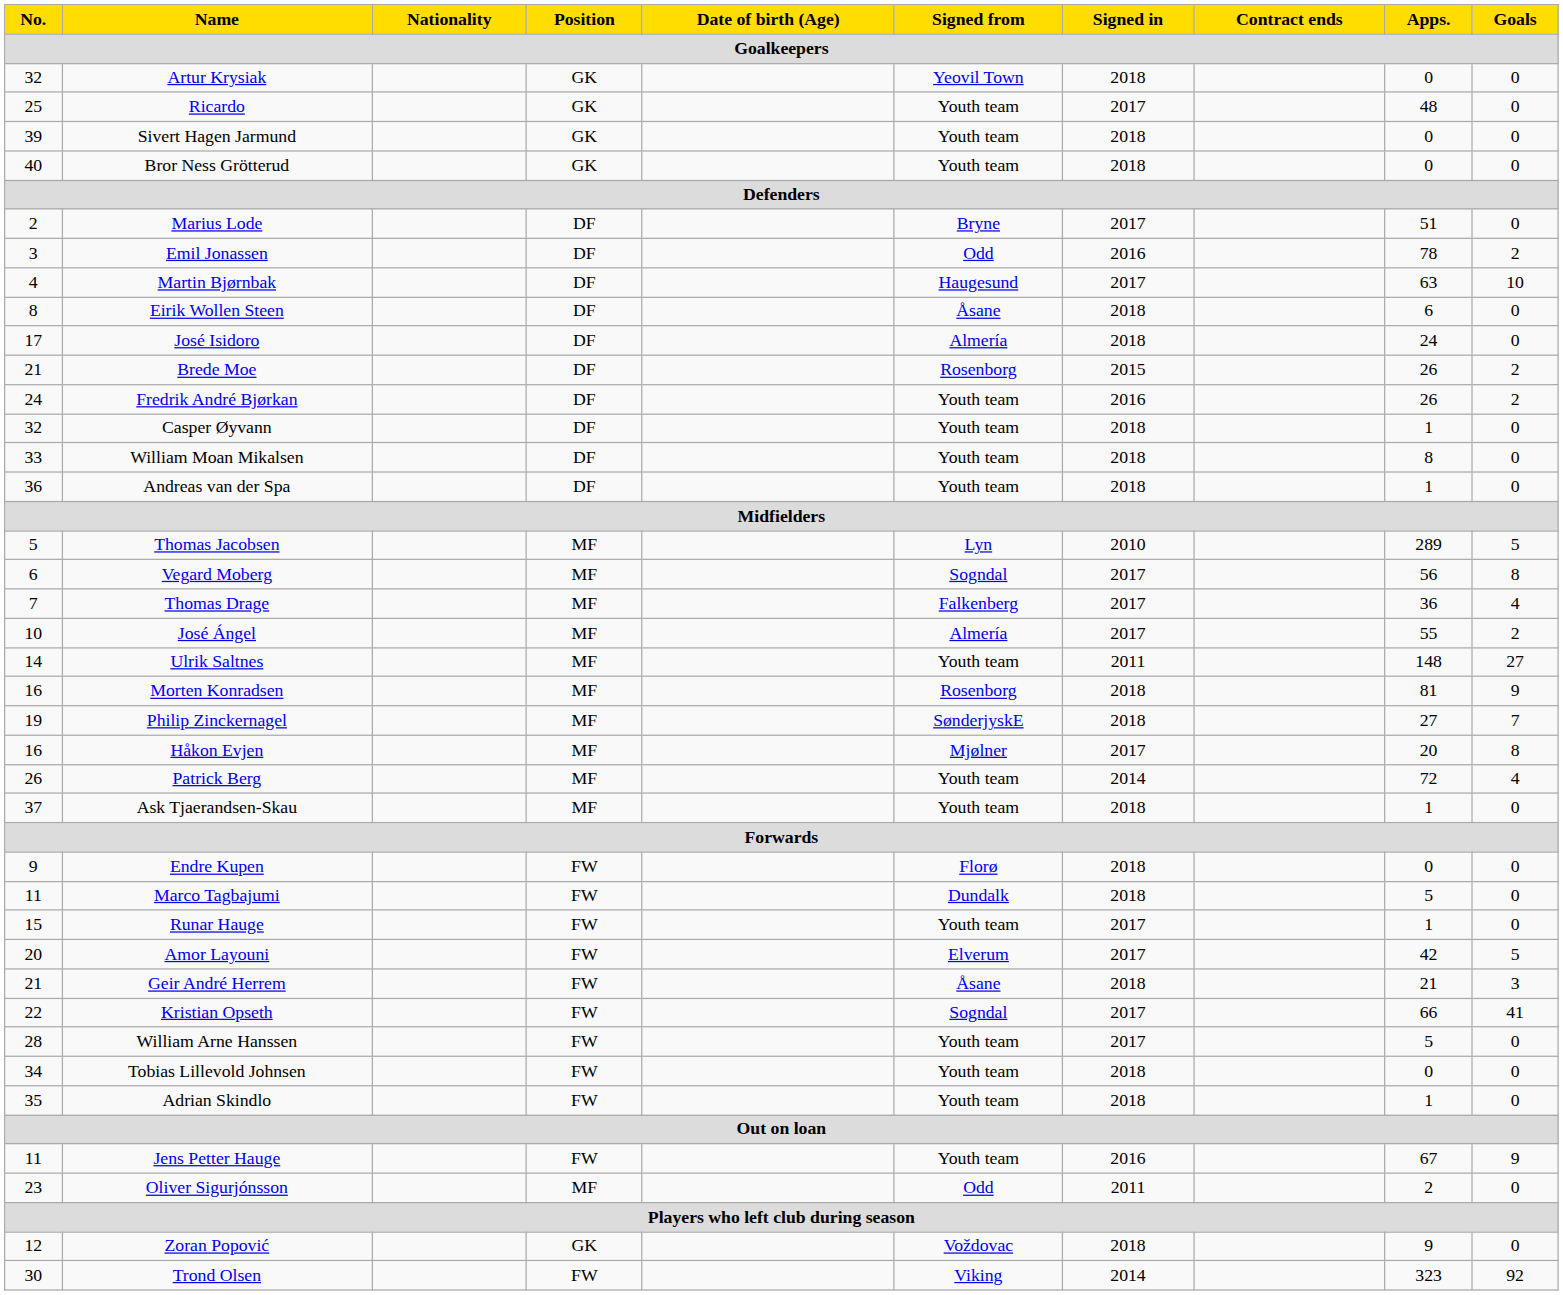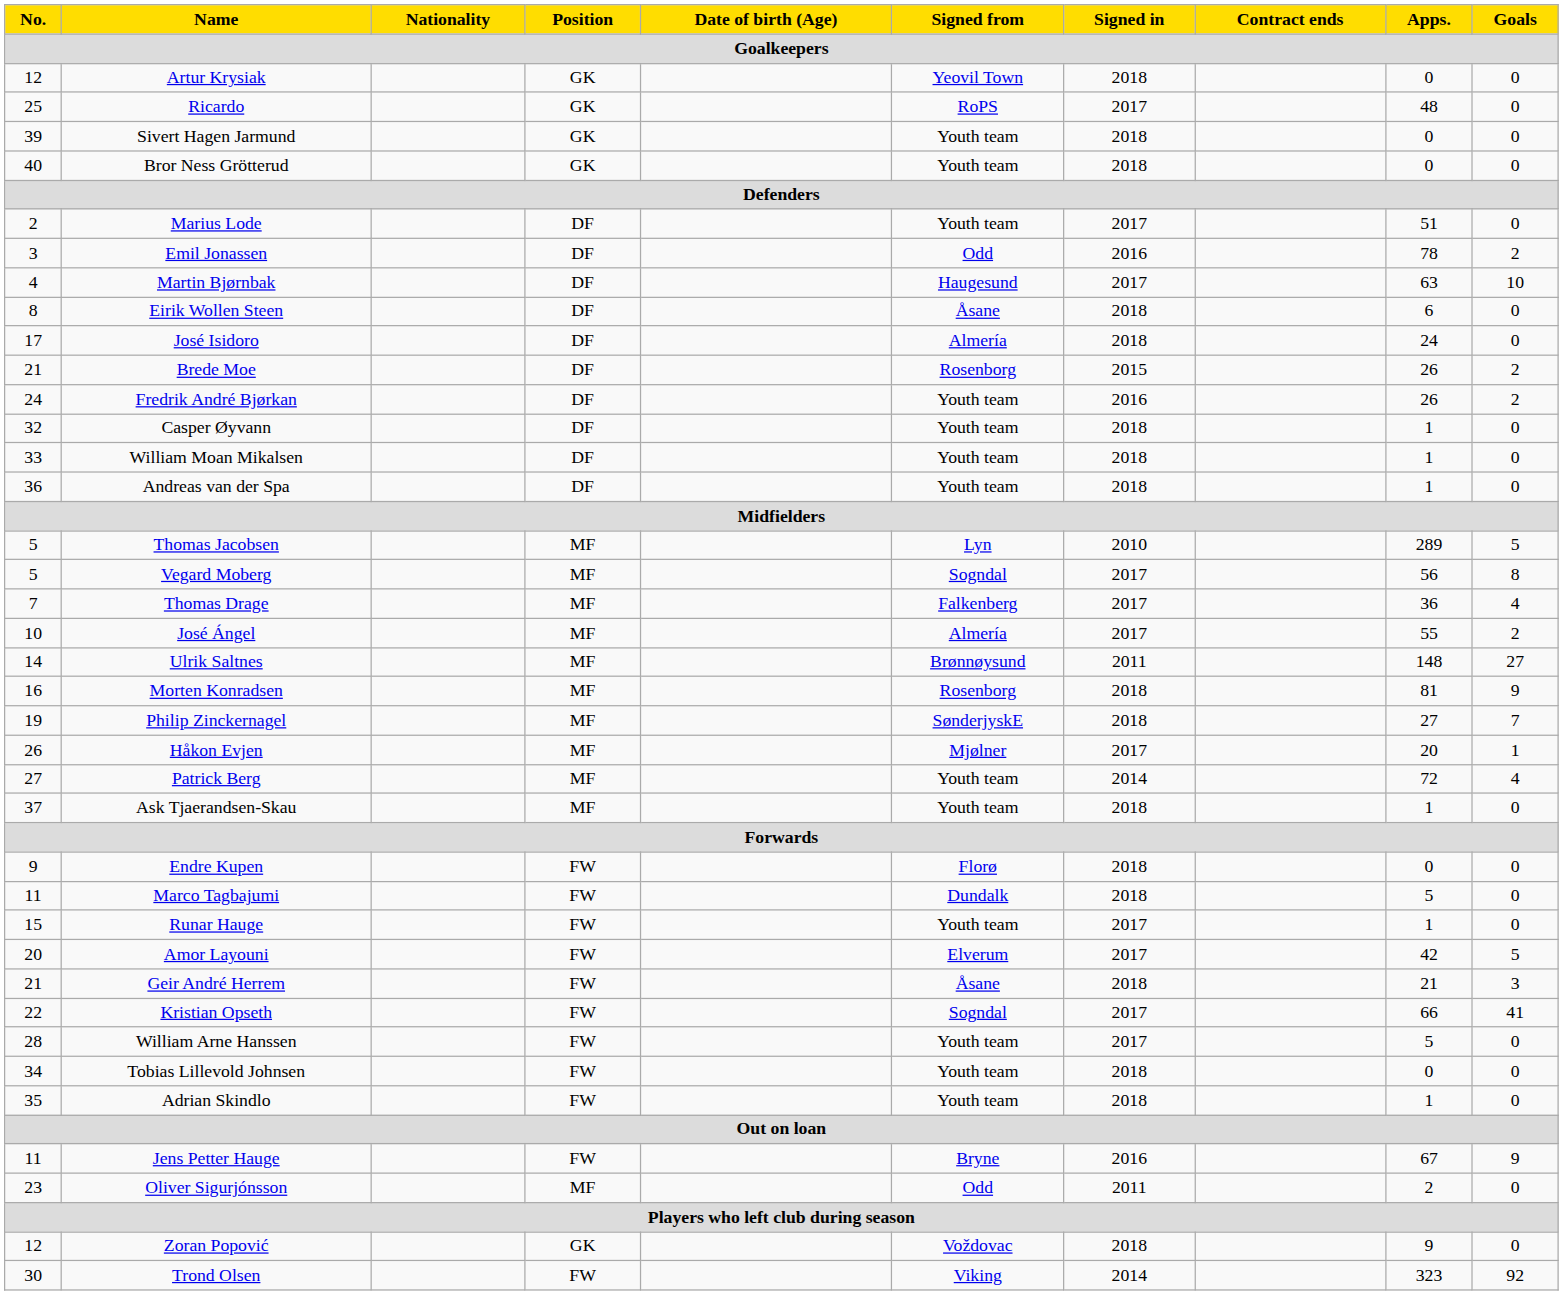(33, 77) 32 -> (33, 77) 12
(978, 107) Youth team -> (978, 107) RoPS
(978, 223) Bryne -> (978, 223) Youth team
(1429, 457) 8 -> (1429, 457) 1
(33, 574) 6 -> (33, 574) 5
(978, 662) Youth team -> (978, 662) Brønnøysund
(33, 749) 16 -> (33, 749) 26
(1515, 749) 8 -> (1515, 749) 1
(33, 779) 26 -> (33, 779) 27
(978, 1158) Youth team -> (978, 1158) Bryne
